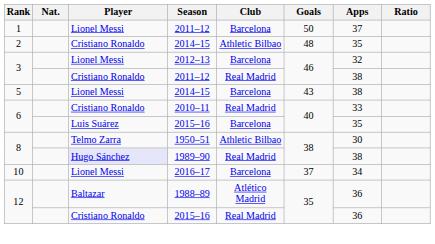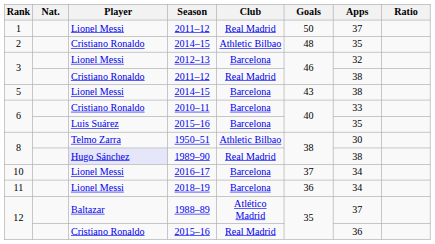(250, 28) Barcelona -> (250, 28) Real Madrid
(250, 108) Real Madrid -> (250, 108) Barcelona
+ row: (18, 188)
(357, 194) 36 -> (357, 209) 37
